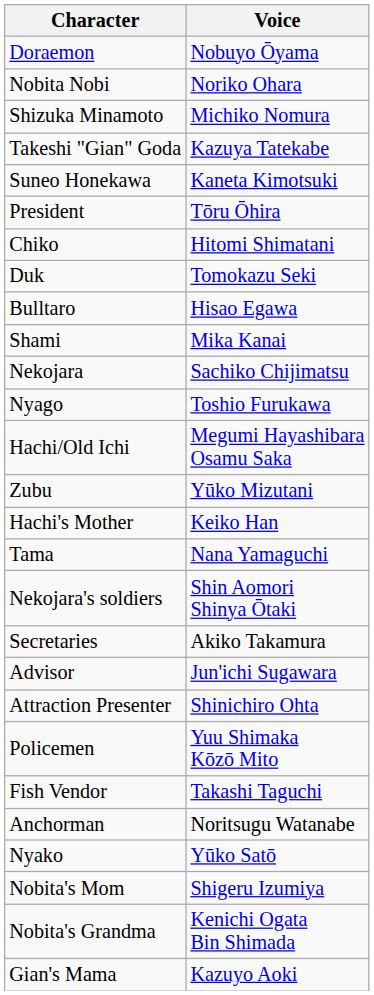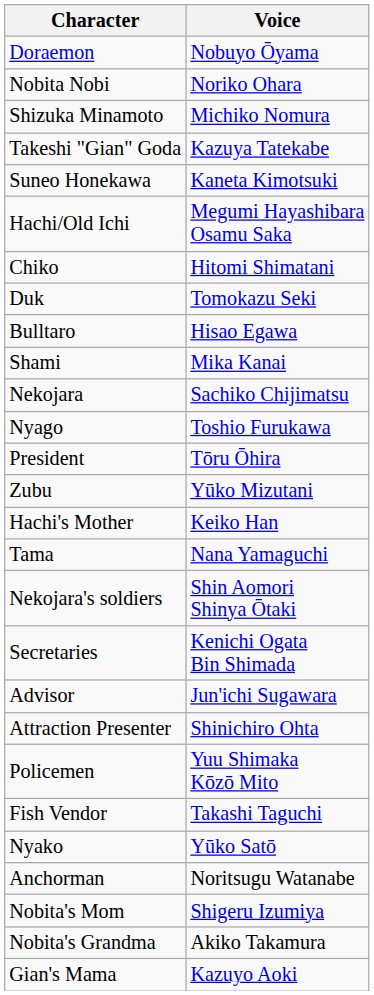rows swapped: (69, 447) <-> (47, 212)
(258, 641) Akiko Takamura -> (249, 652) Kenichi Ogata Bin Shimada
rows swapped: (36, 855) <-> (57, 823)
(249, 931) Kenichi Ogata Bin Shimada -> (258, 942) Akiko Takamura
